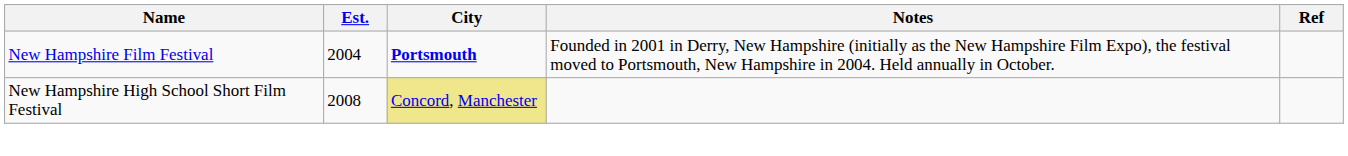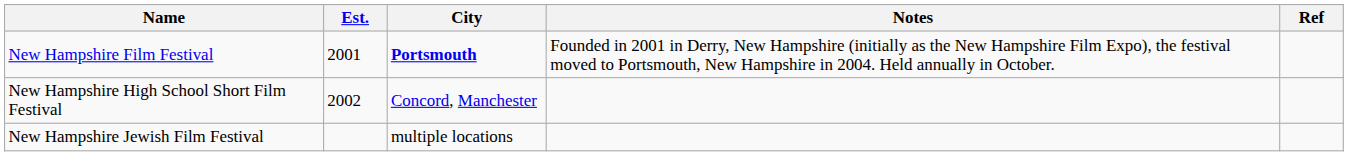(344, 54) 2004 -> (344, 54) 2001
(344, 100) 2008 -> (344, 100) 2002
(464, 100) khaki background -> (464, 100) no background
+ row: (136, 136)
